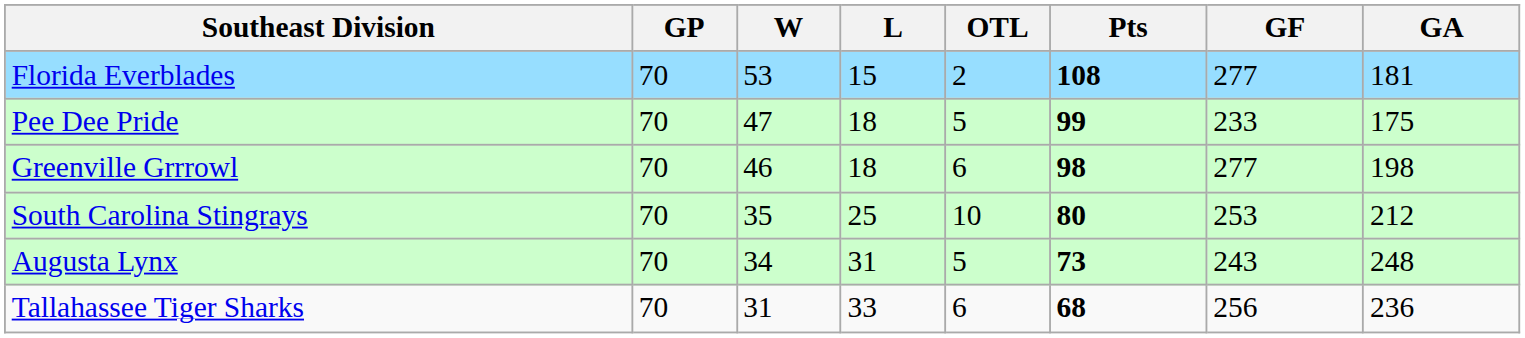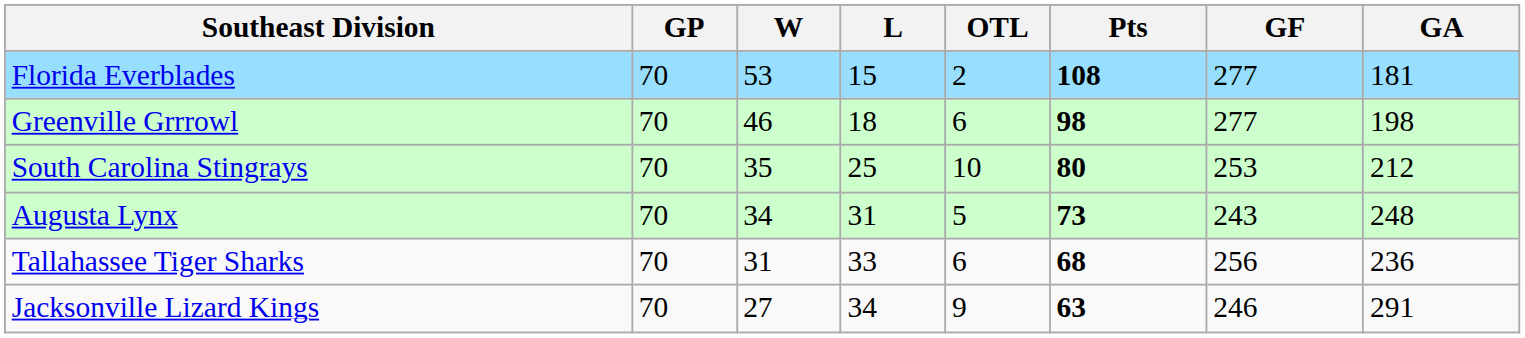- row: (95, 121)
+ row: (165, 307)
